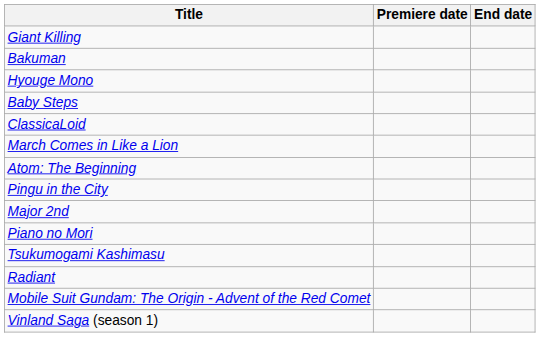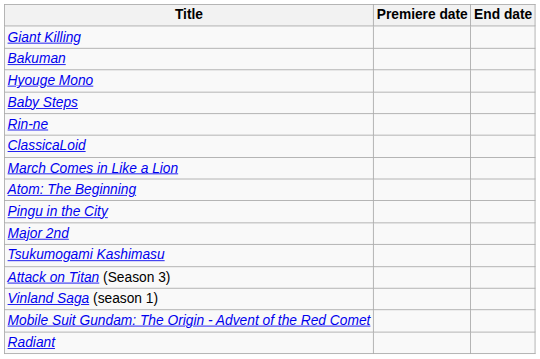+ row: (28, 124)
- row: (50, 233)
+ row: (89, 277)
rows swapped: (31, 277) <-> (83, 320)
